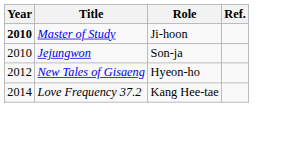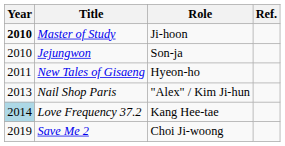(20, 72) 2012 -> (19, 72) 2011
+ row: (77, 92)
(20, 92) no background -> (20, 111) lightblue background
+ row: (63, 131)
